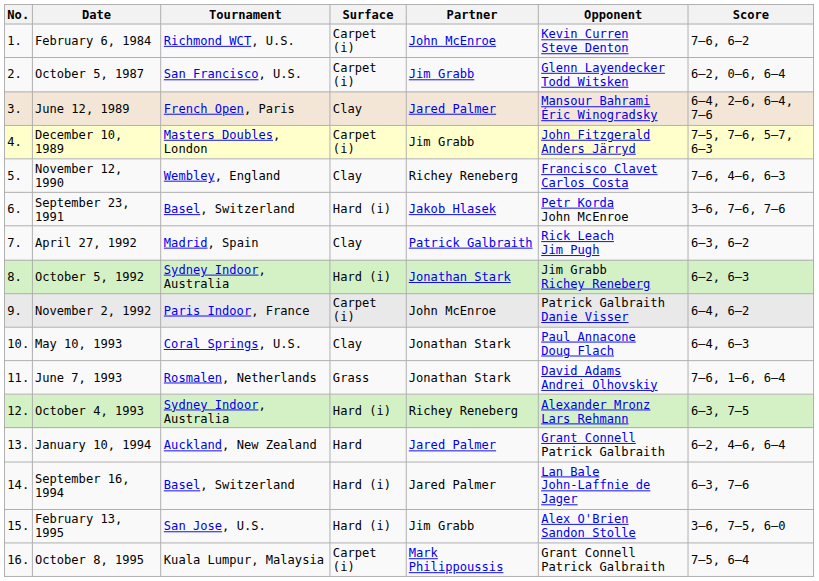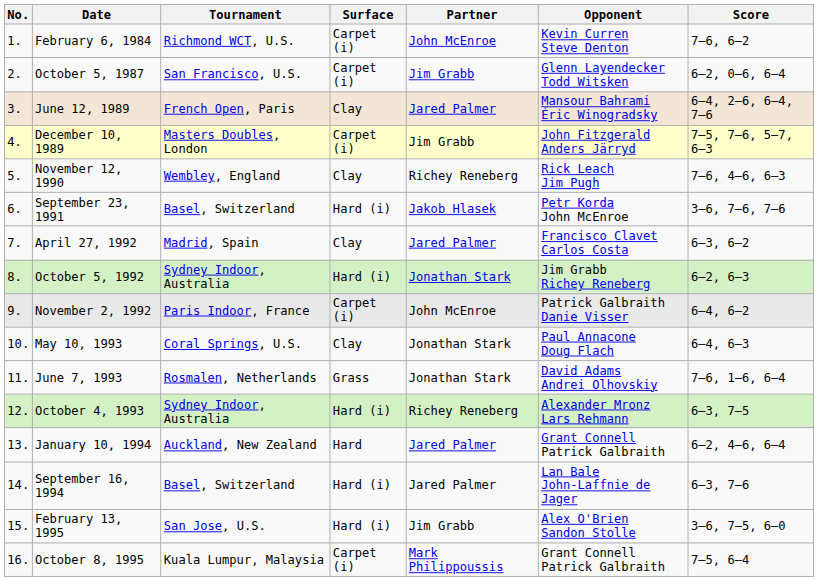(599, 176) Francisco Clavet Carlos Costa -> (578, 176) Rick Leach Jim Pugh
(471, 243) Patrick Galbraith -> (452, 243) Jared Palmer
(578, 243) Rick Leach Jim Pugh -> (599, 243) Francisco Clavet Carlos Costa
